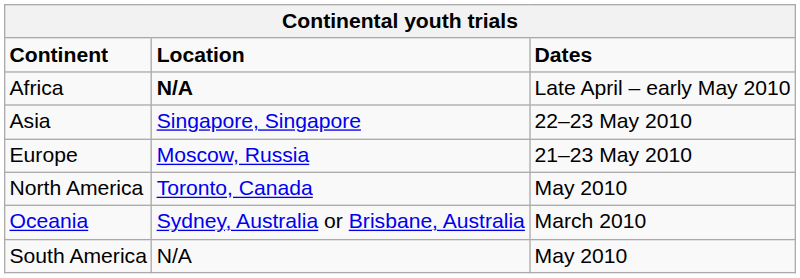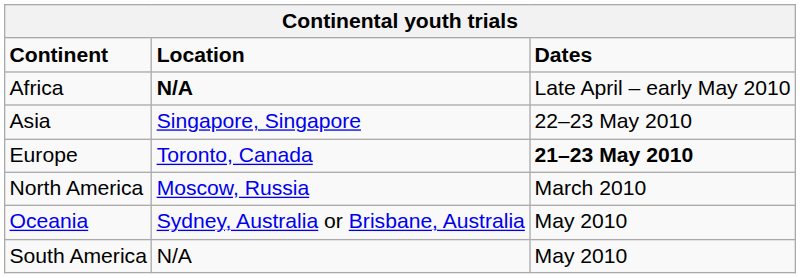(233, 155) Moscow, Russia -> (235, 155) Toronto, Canada
(613, 155) normal -> (614, 155) bold
(235, 188) Toronto, Canada -> (233, 188) Moscow, Russia
(581, 188) May 2010 -> (590, 188) March 2010
(590, 222) March 2010 -> (581, 222) May 2010
